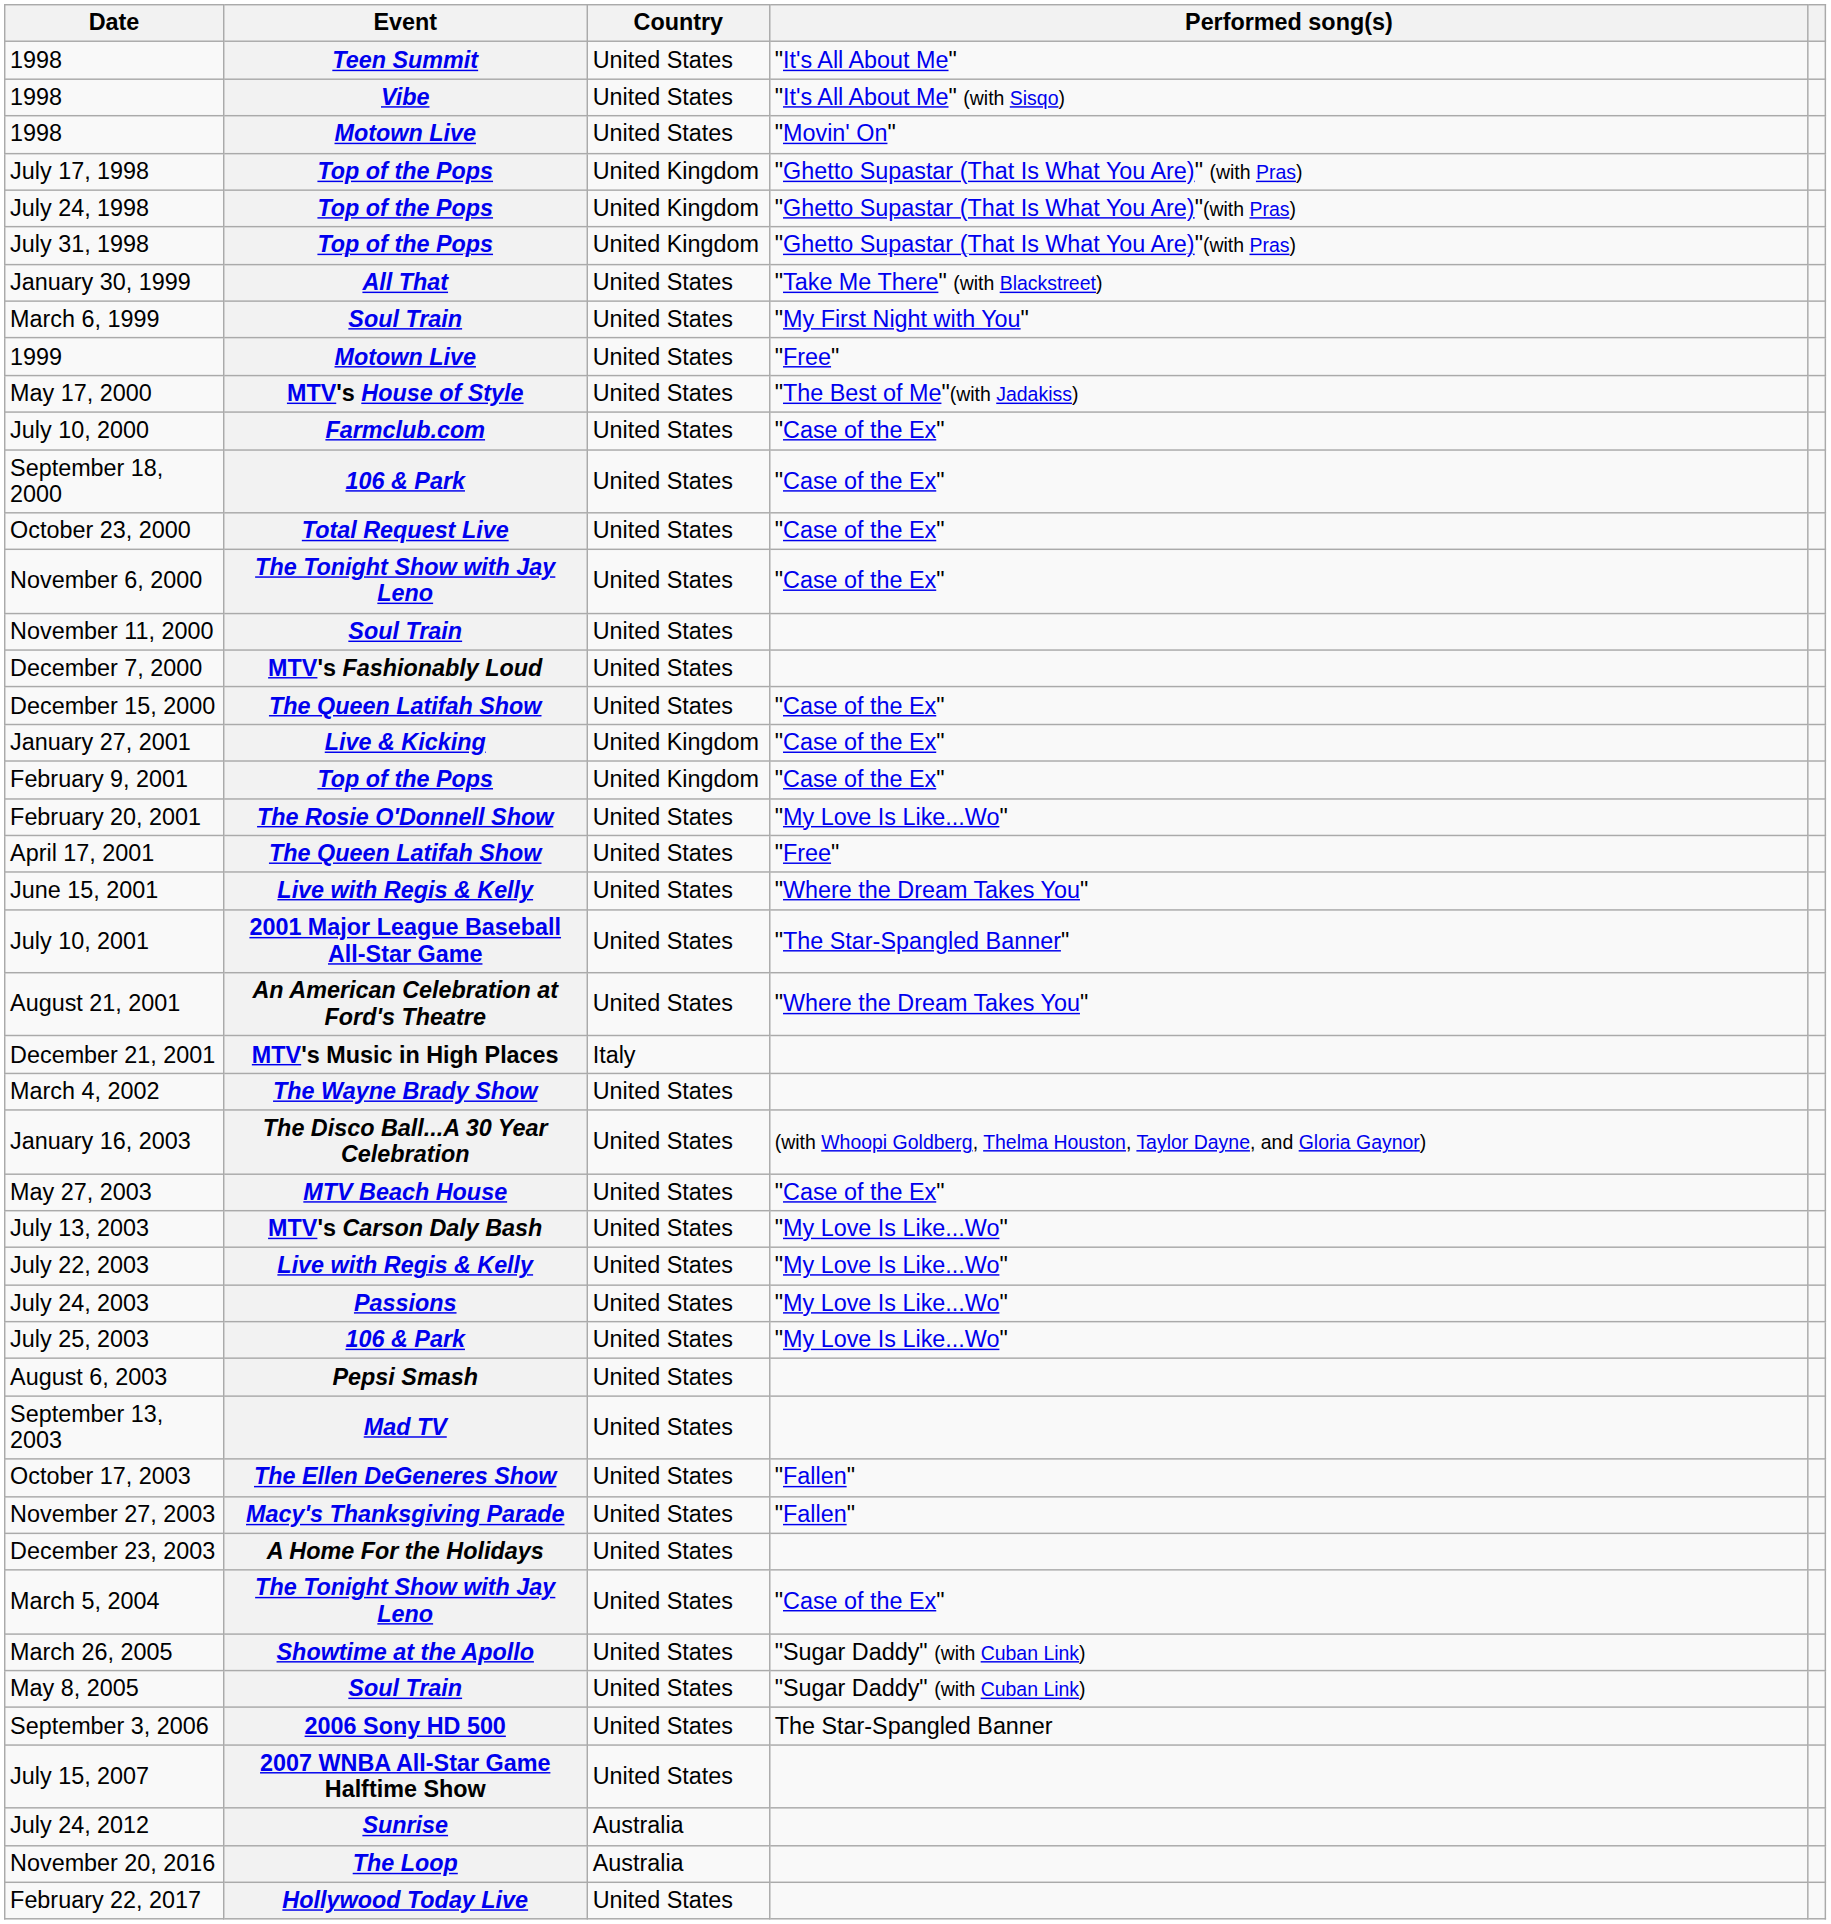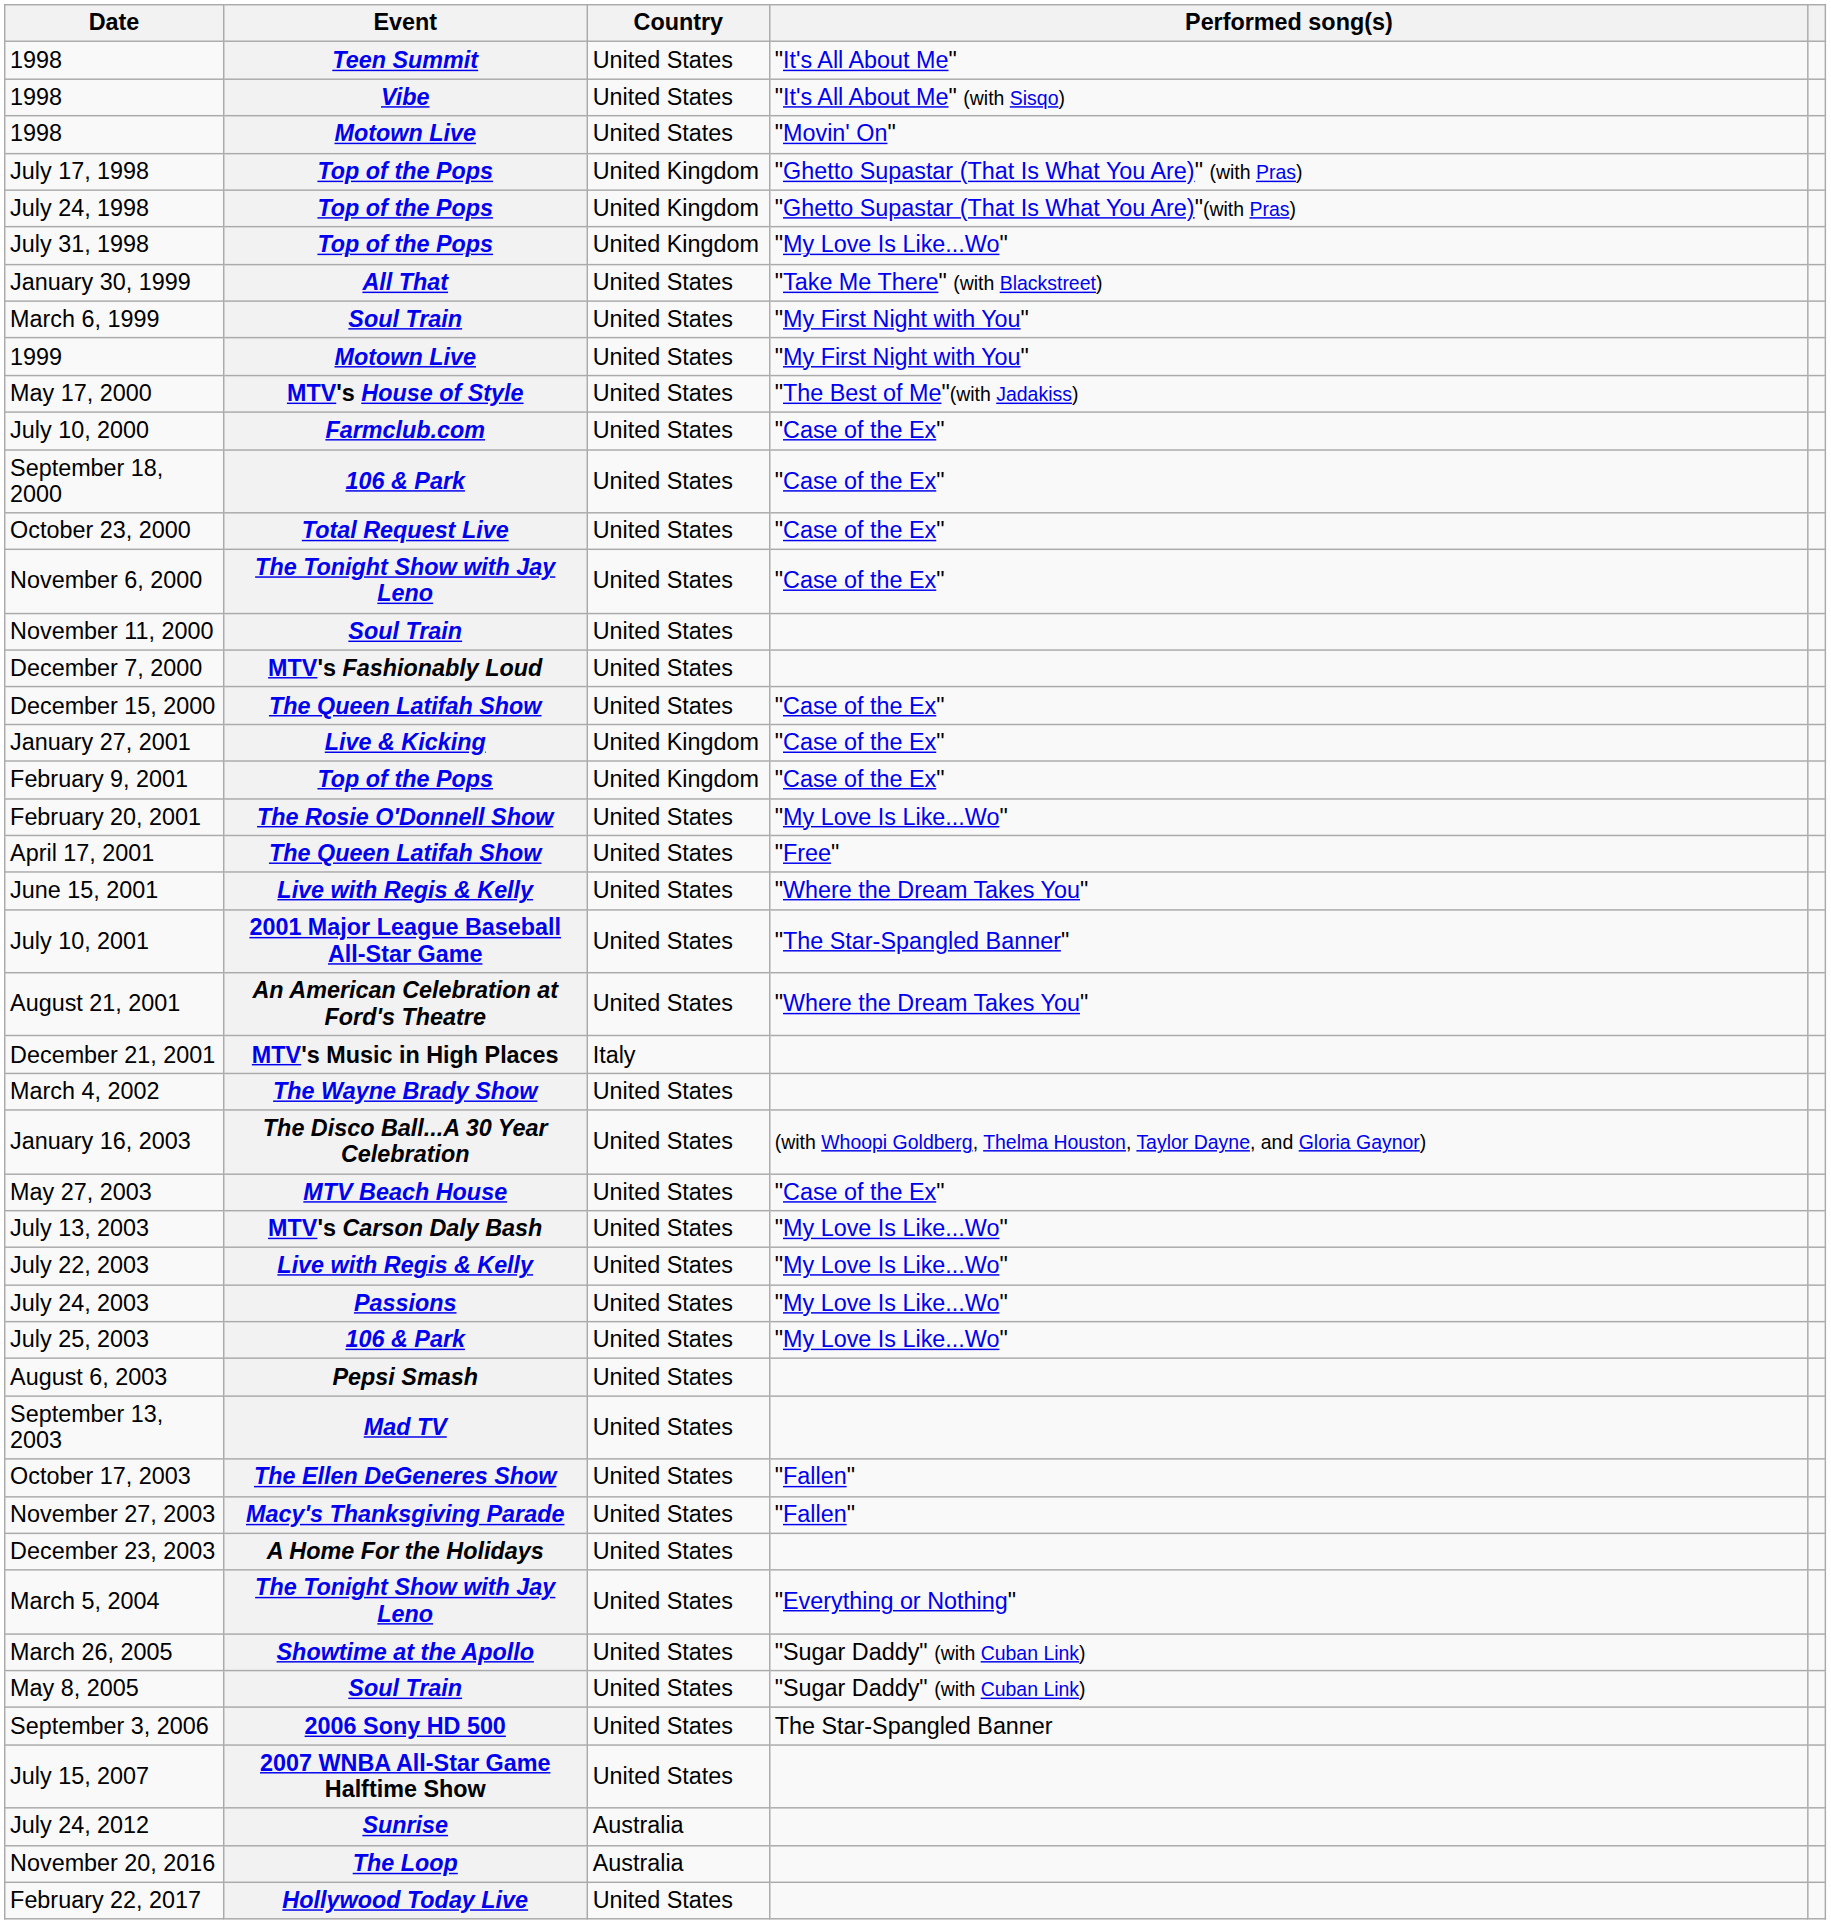(1035, 245) "Ghetto Supastar (That Is What You Are)"(with Pras) -> (891, 245) "My Love Is Like...Wo"
(807, 356) "Free" -> (902, 356) "My First Night with You"
(860, 1601) "Case of the Ex" -> (895, 1601) "Everything or Nothing"
